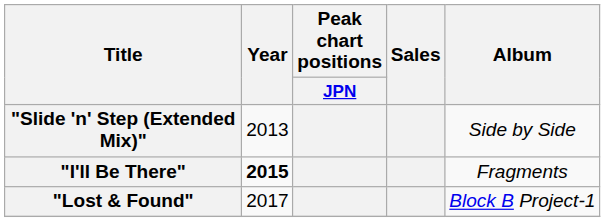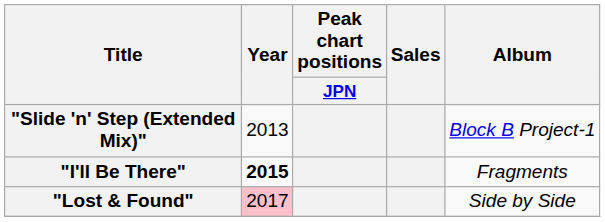(522, 130) Side by Side -> (522, 130) Block B Project-1
(267, 201) no background -> (267, 201) pink background
(522, 201) Block B Project-1 -> (522, 201) Side by Side
